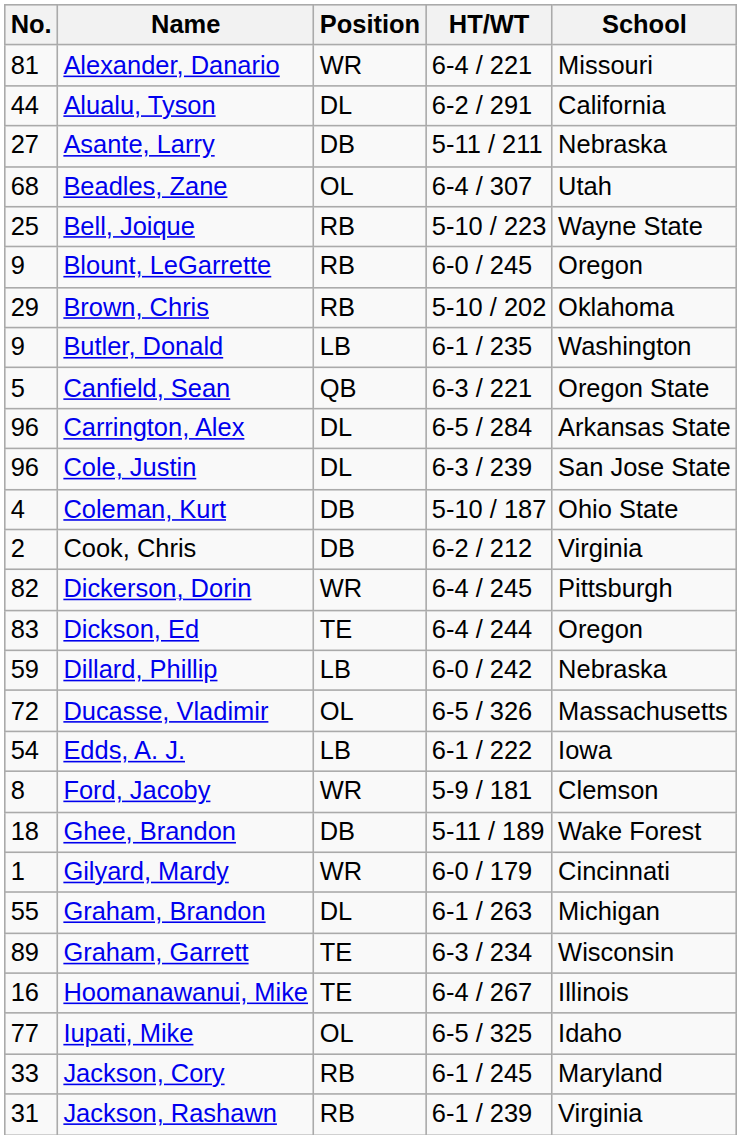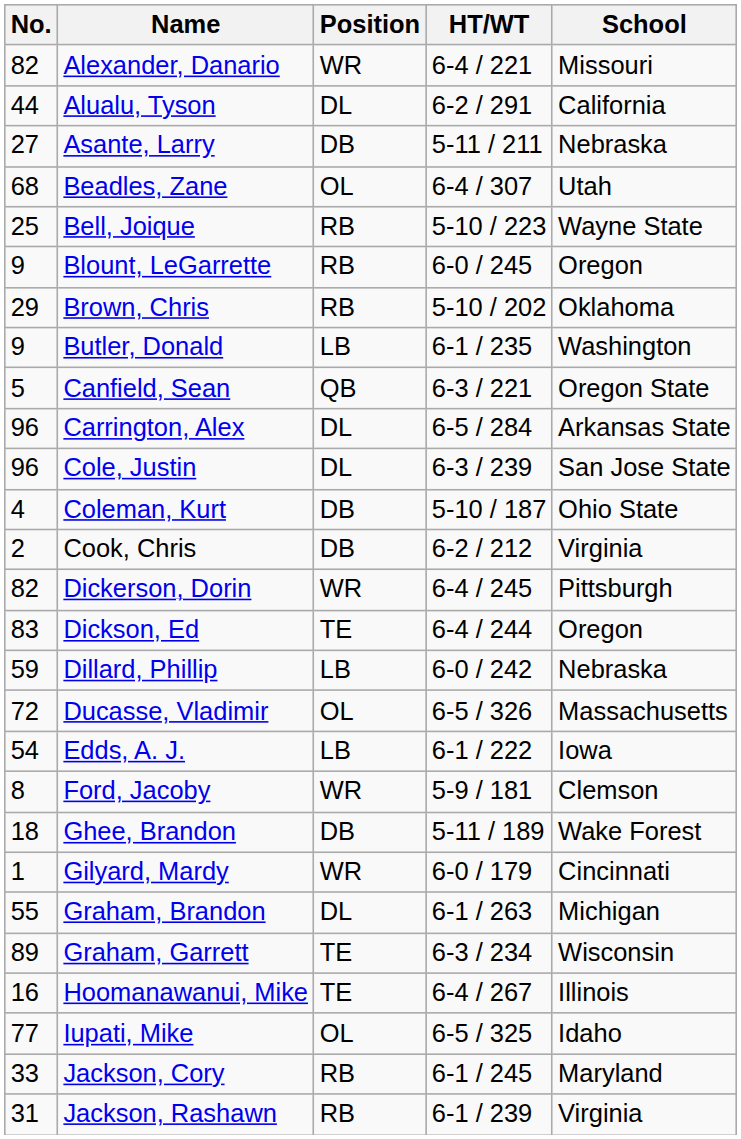(25, 65) 81 -> (25, 65) 82
